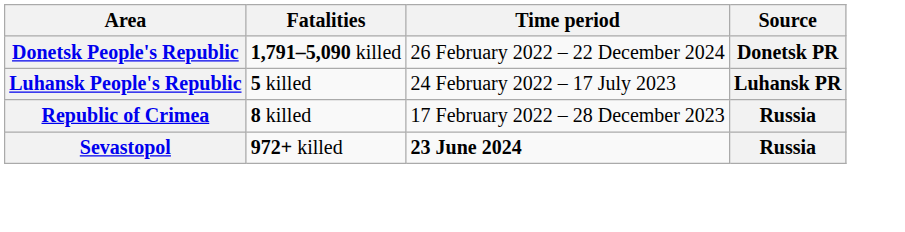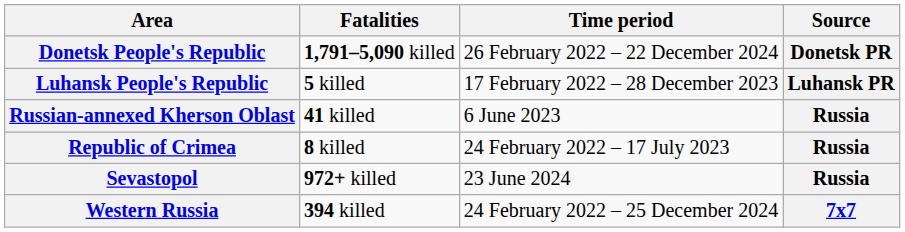(543, 83) 24 February 2022 – 17 July 2023 -> (621, 83) 17 February 2022 – 28 December 2023
+ row: (152, 115)
(568, 115) 17 February 2022 – 28 December 2023 -> (597, 147) 24 February 2022 – 17 July 2023
(466, 147) bold -> (517, 178) normal
+ row: (152, 210)
